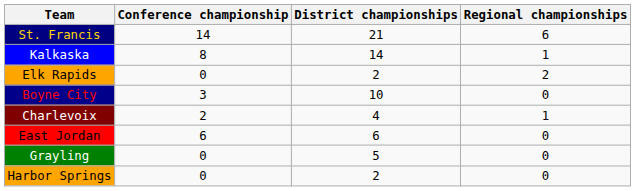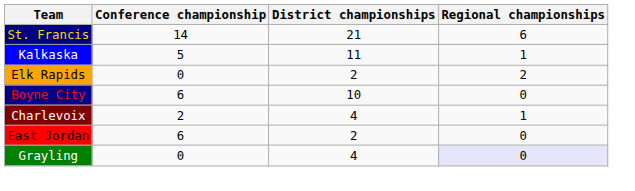(203, 55) 8 -> (181, 55) 5
(376, 55) 14 -> (354, 55) 11
(203, 95) 3 -> (181, 95) 6
(376, 135) 6 -> (354, 135) 2
(376, 155) 5 -> (354, 155) 4
(546, 155) no background -> (523, 155) lavender background
- row: (59, 176)
